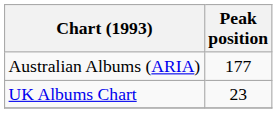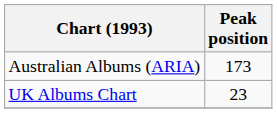(238, 66) 177 -> (238, 66) 173
